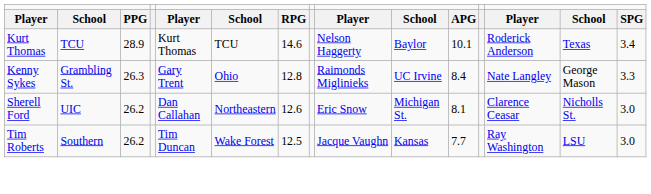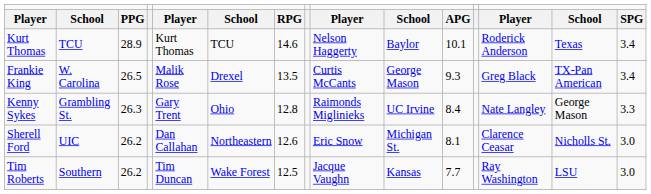+ row: (25, 76)
